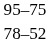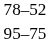rows swapped: (25, 10) <-> (25, 33)
